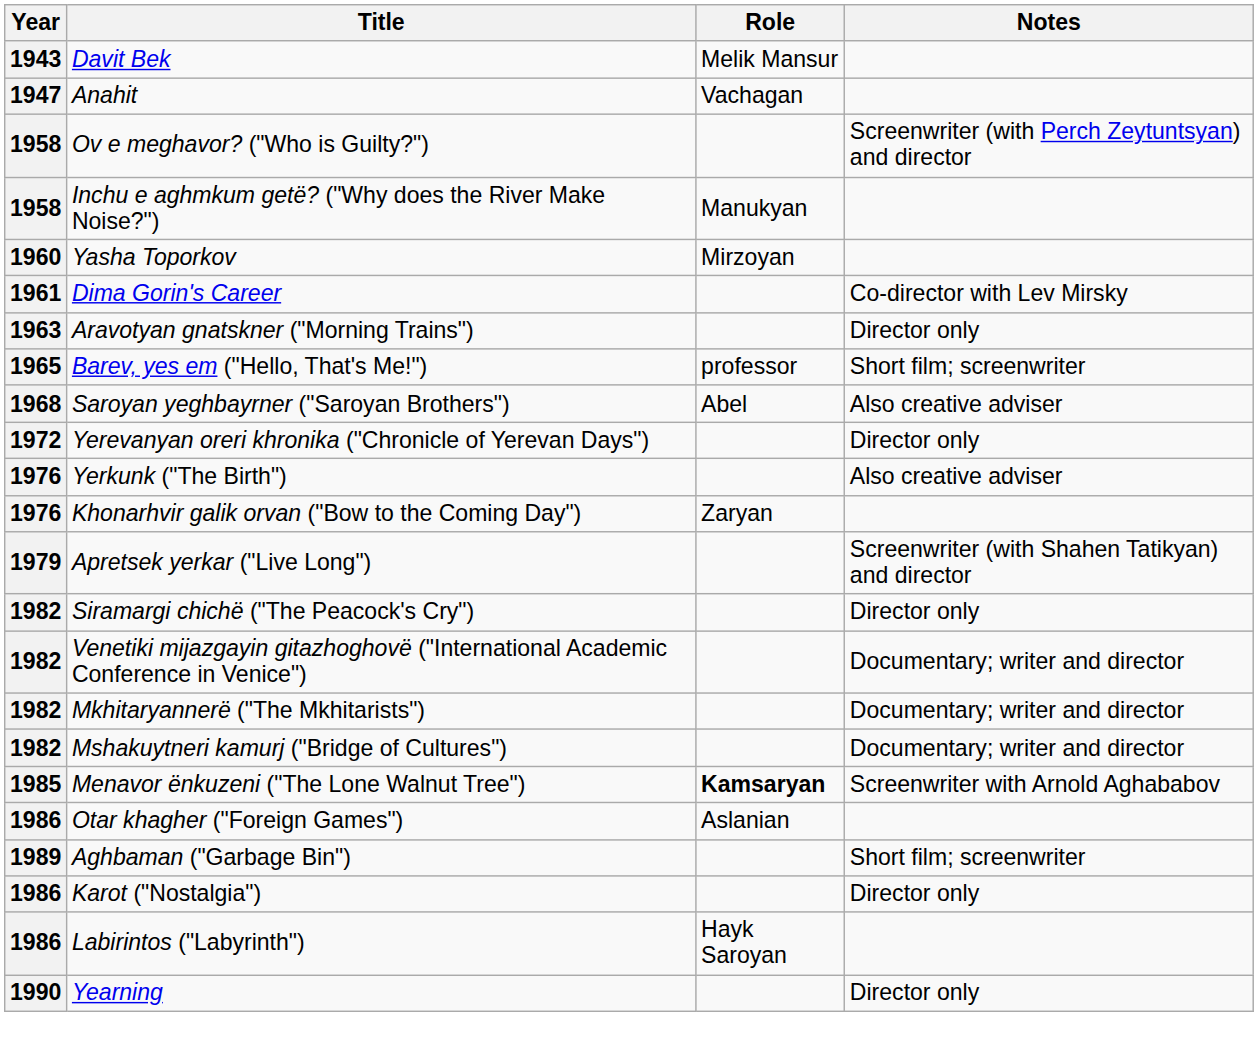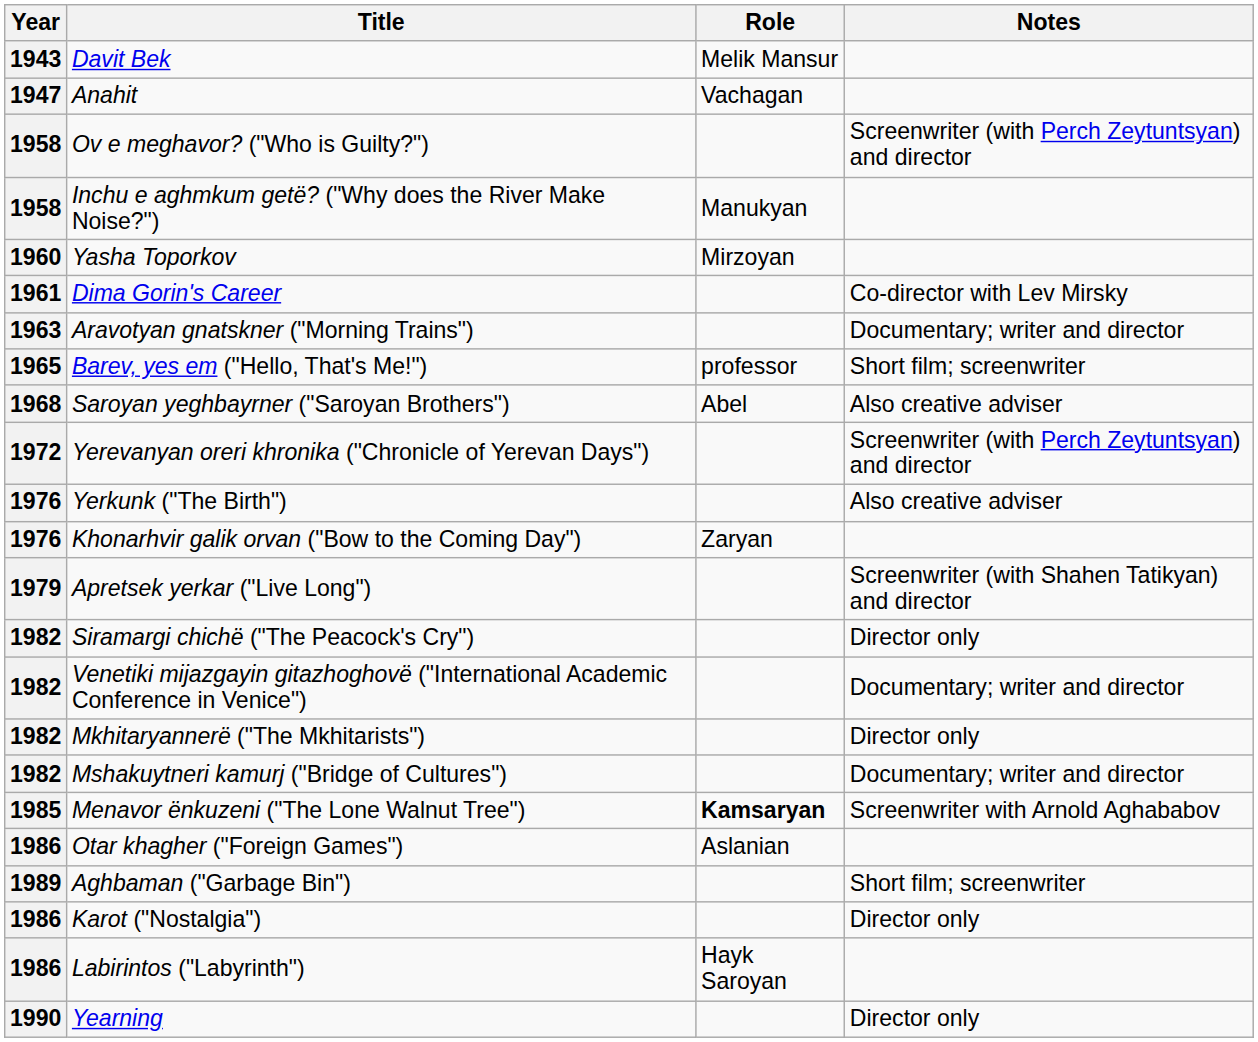(915, 330) Director only -> (1017, 330) Documentary; writer and director
(915, 440) Director only -> (1045, 452) Screenwriter (with Perch Zeytuntsyan) and director
(1017, 711) Documentary; writer and director -> (915, 737) Director only
